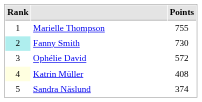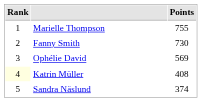(18, 43) paleturquoise background -> (18, 43) no background
(182, 58) 572 -> (182, 58) 569
